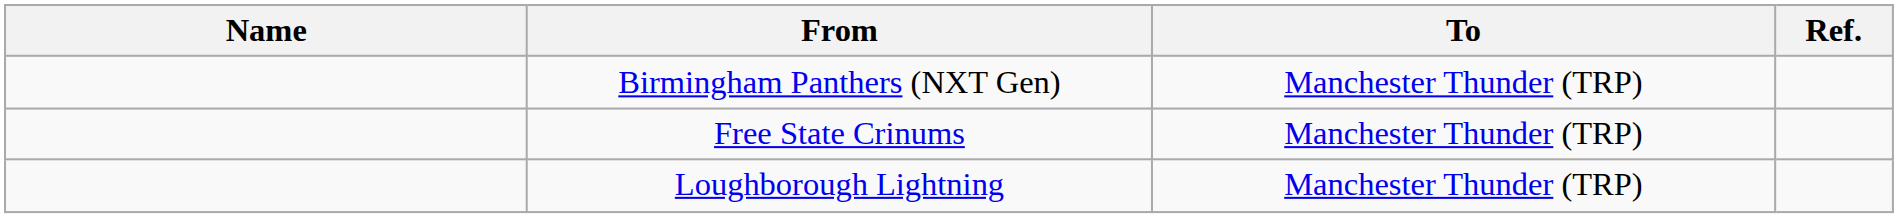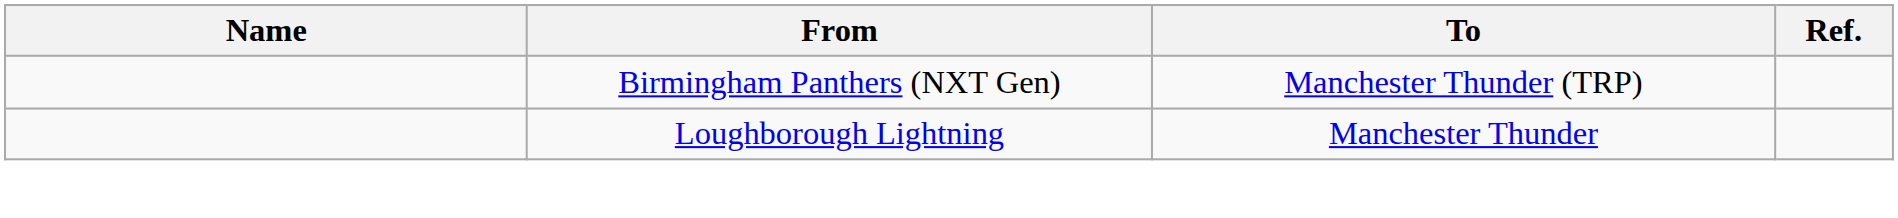- row: (839, 133)
(1463, 184) Manchester Thunder (TRP) -> (1463, 133) Manchester Thunder
